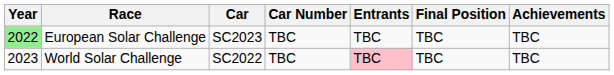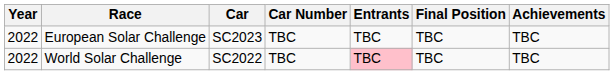(23, 37) lightgreen background -> (23, 37) no background
(23, 59) 2023 -> (23, 59) 2022
